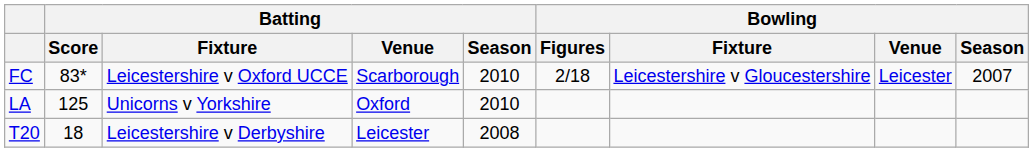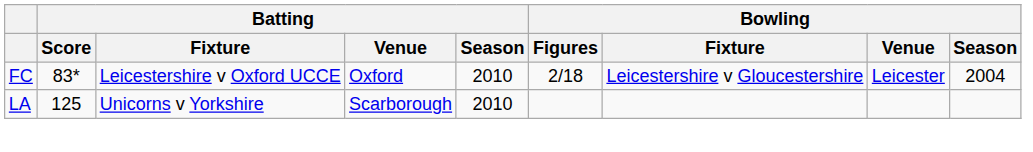(408, 76) Scarborough -> (376, 76) Oxford
(992, 76) 2007 -> (985, 76) 2004
(383, 105) Oxford -> (401, 105) Scarborough
- row: (24, 133)
